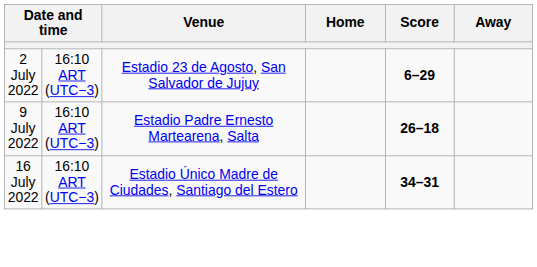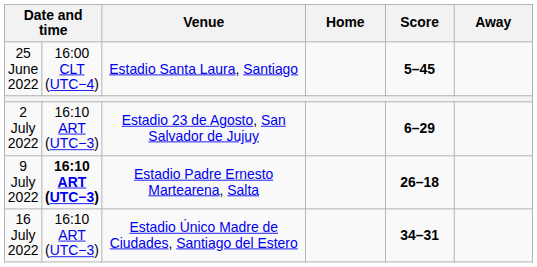+ row: (23, 68)
(72, 128) normal -> (72, 182) bold
